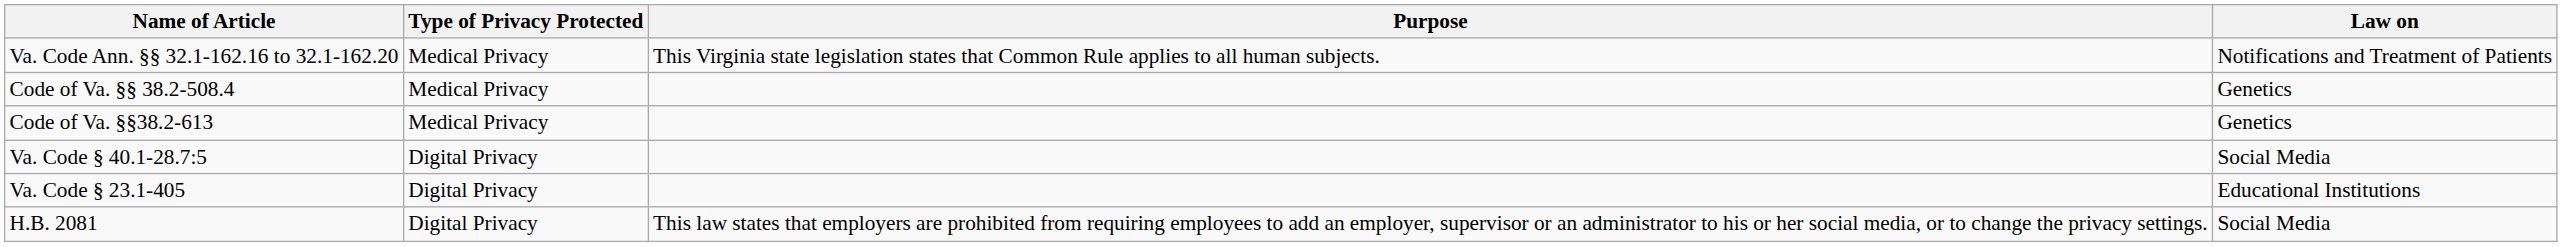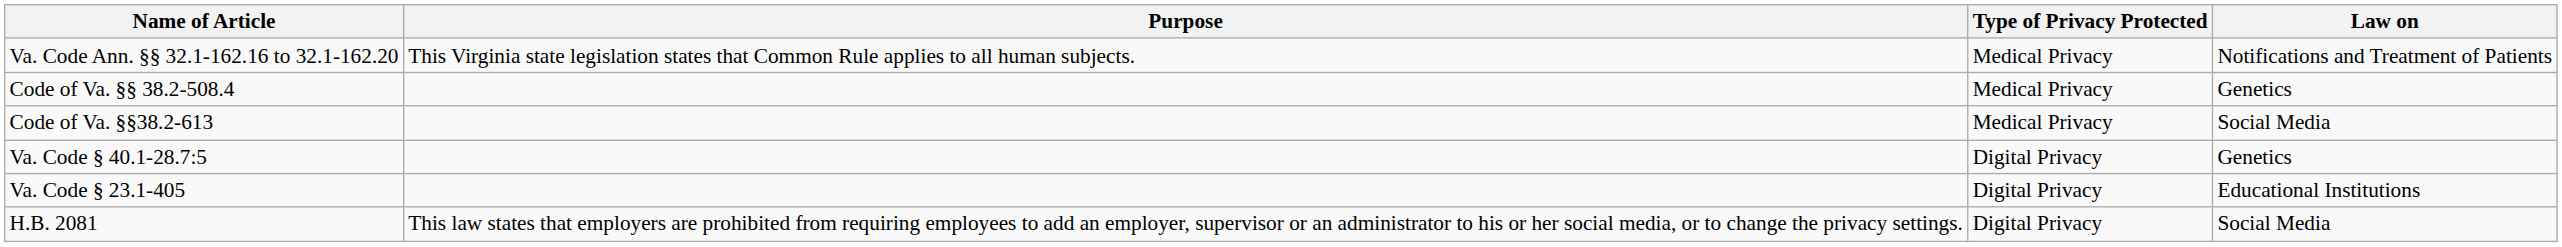columns swapped: (1430, 21) <-> (526, 21)
(2255, 122) Genetics -> (2274, 122) Social Media
(2274, 156) Social Media -> (2255, 156) Genetics
